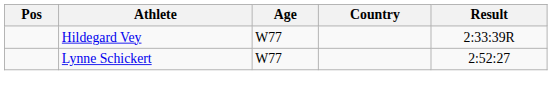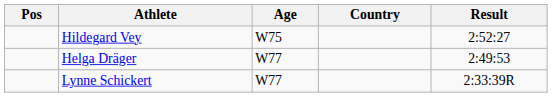(269, 37) W77 -> (269, 37) W75
(489, 37) 2:33:39R -> (489, 37) 2:52:27
+ row: (99, 59)
(489, 59) 2:52:27 -> (489, 80) 2:33:39R
